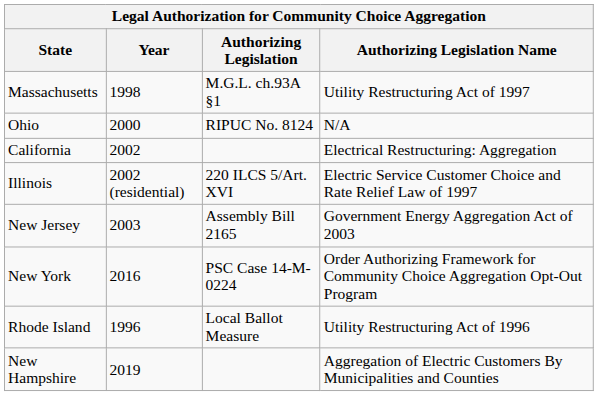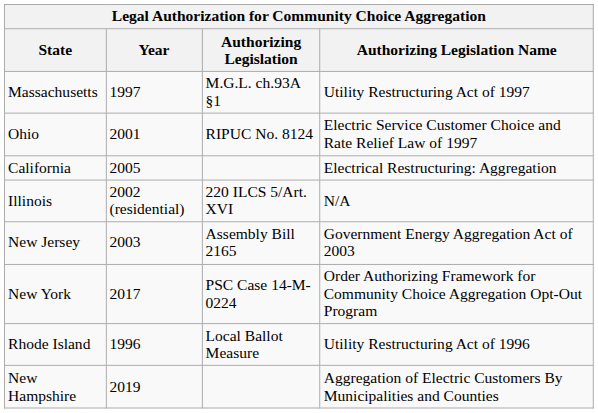(125, 92) 1998 -> (125, 92) 1997
(125, 125) 2000 -> (125, 134) 2001
(337, 125) N/A -> (442, 134) Electric Service Customer Choice and Rate Relief Law of 1997
(125, 150) 2002 -> (125, 167) 2005
(442, 183) Electric Service Customer Choice and Rate Relief Law of 1997 -> (337, 200) N/A
(125, 276) 2016 -> (125, 293) 2017
